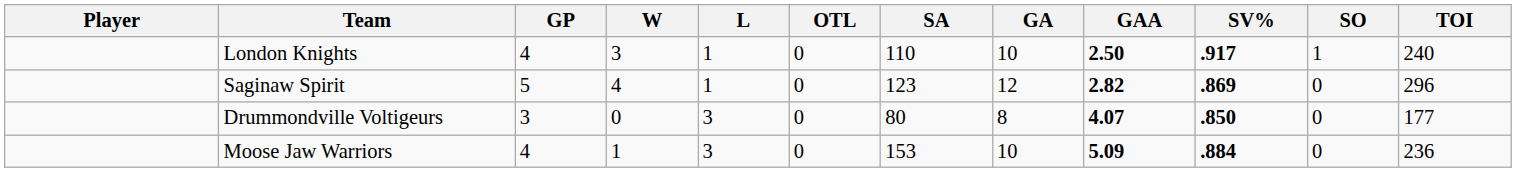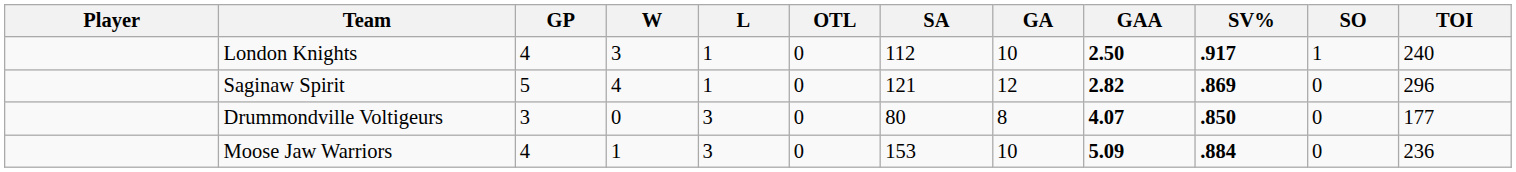(900, 53) 110 -> (900, 53) 112
(901, 85) 123 -> (901, 85) 121
